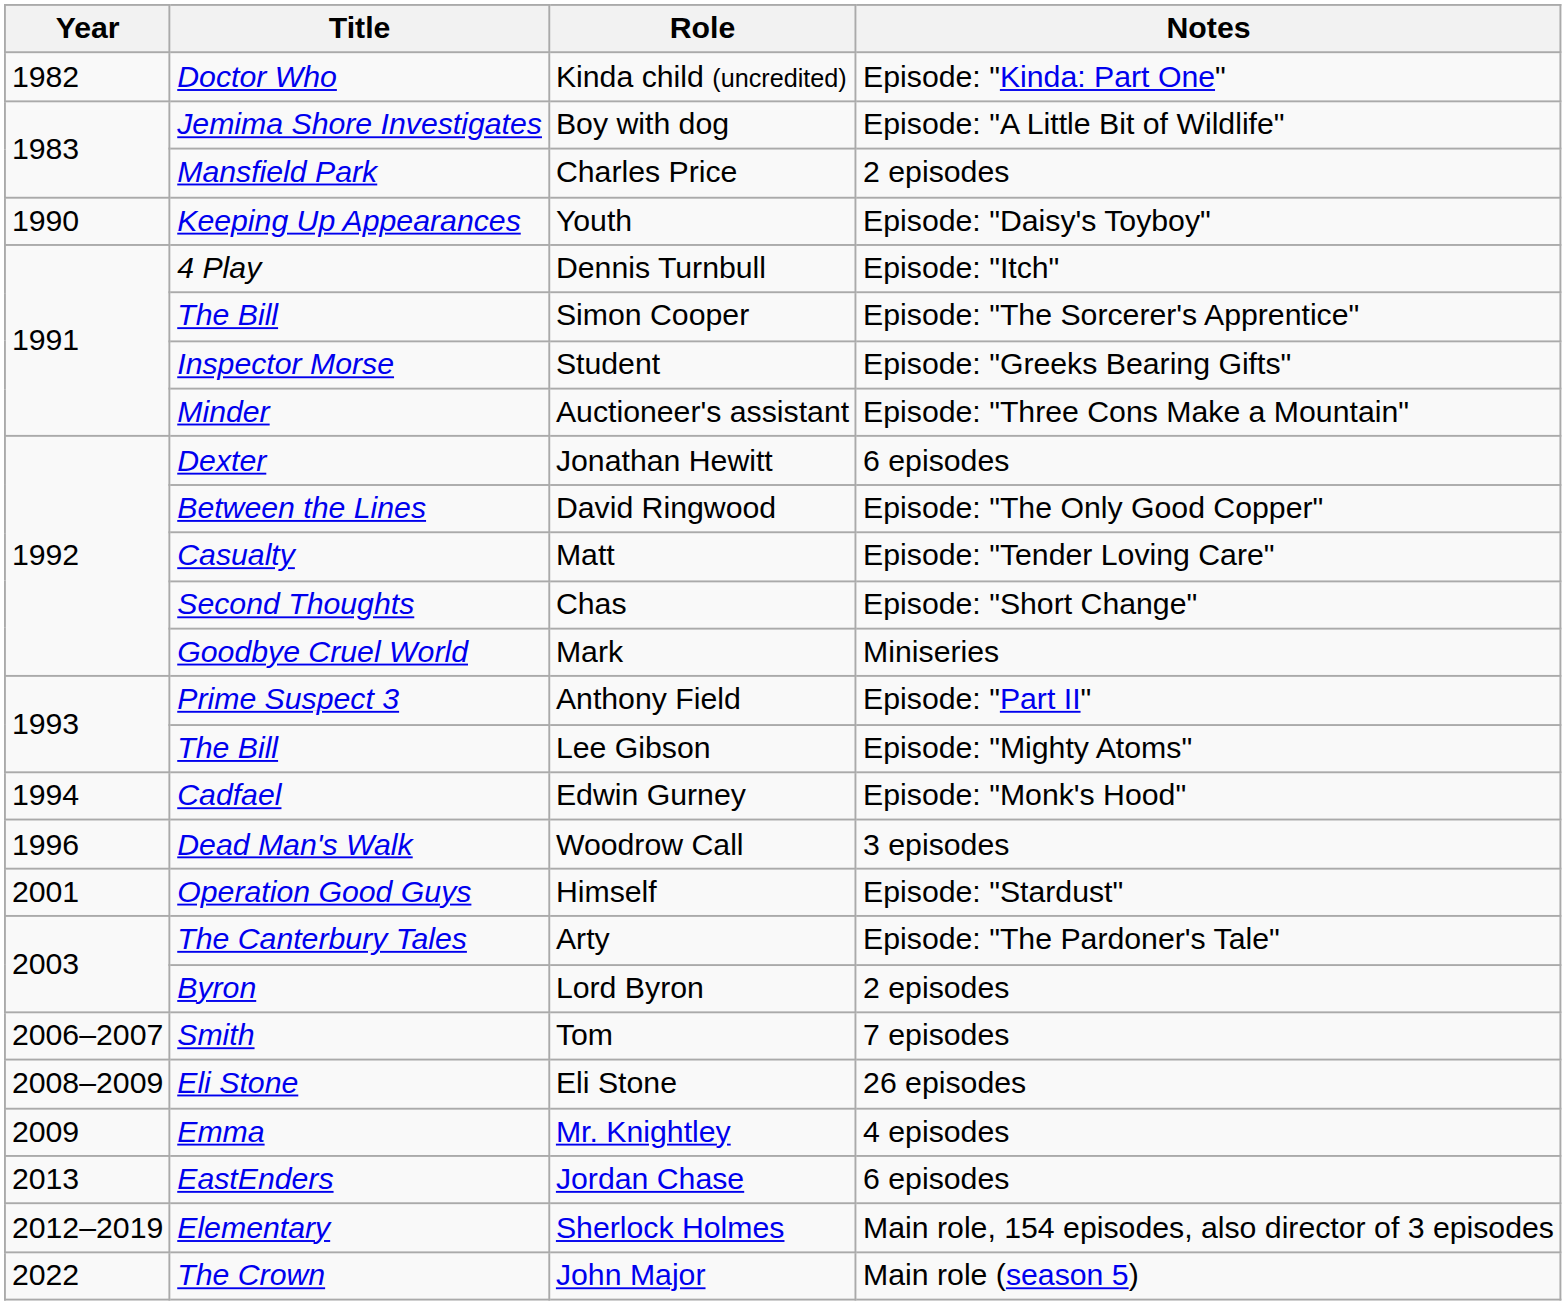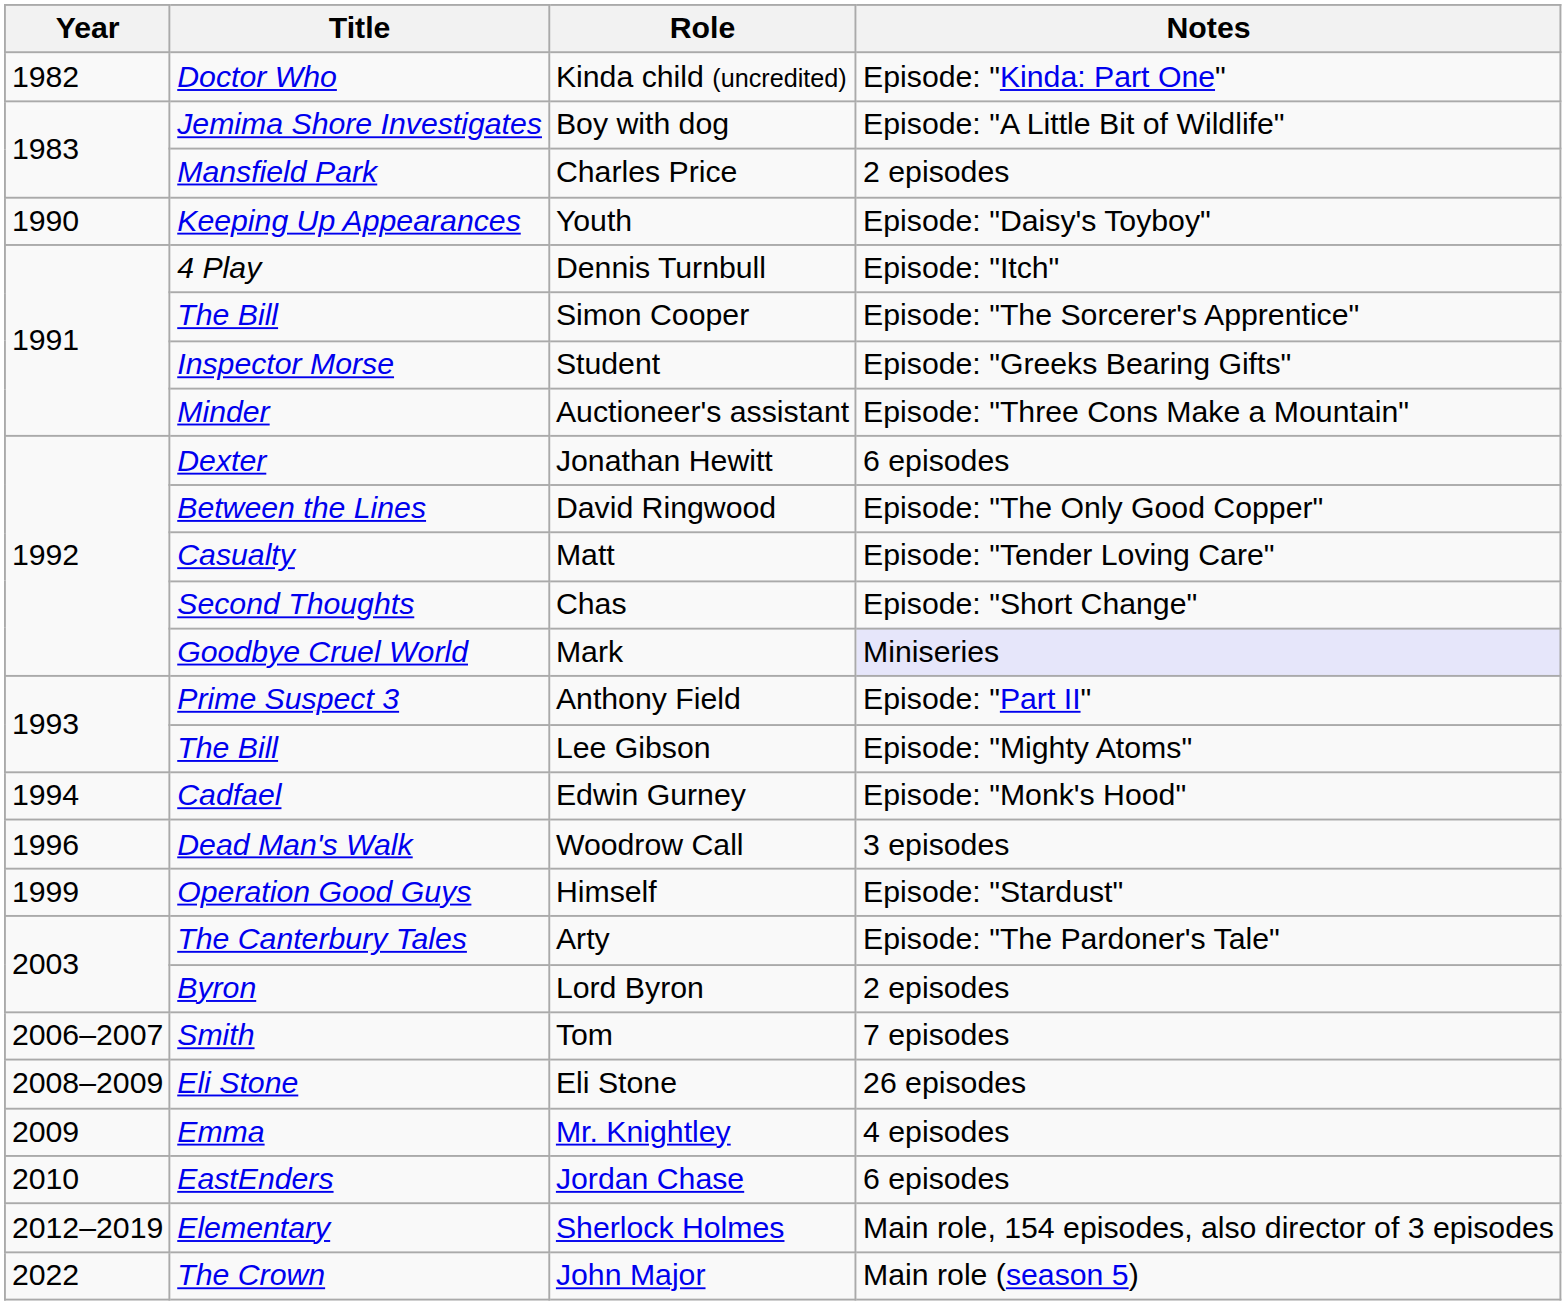(931, 651) no background -> (931, 651) lavender background
(46, 891) 2001 -> (46, 891) 1999
(46, 1179) 2013 -> (46, 1179) 2010
